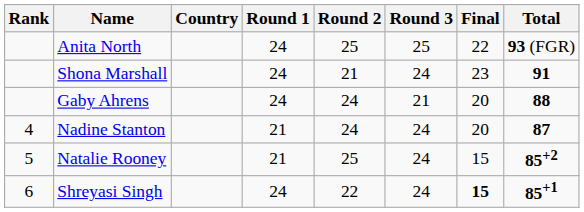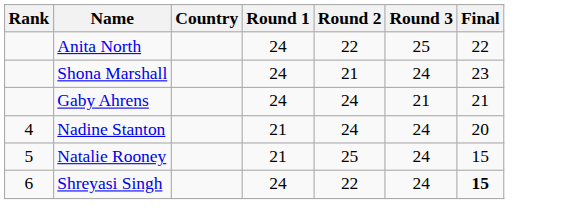- column: (541, 18)
(350, 45) 25 -> (350, 45) 22
(480, 101) 20 -> (480, 101) 21
